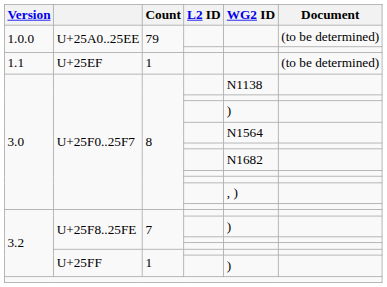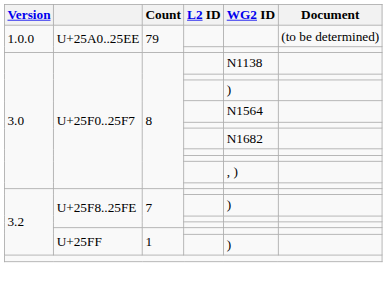- row: (16, 63)
